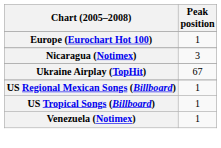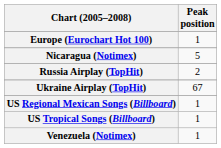(198, 55) 3 -> (198, 55) 5
+ row: (91, 71)
